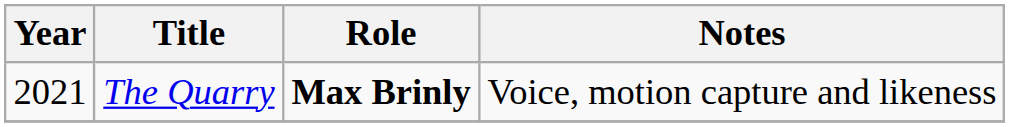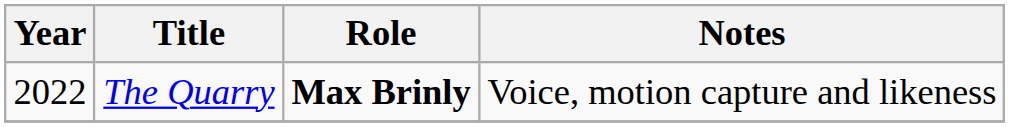(50, 91) 2021 -> (50, 91) 2022
